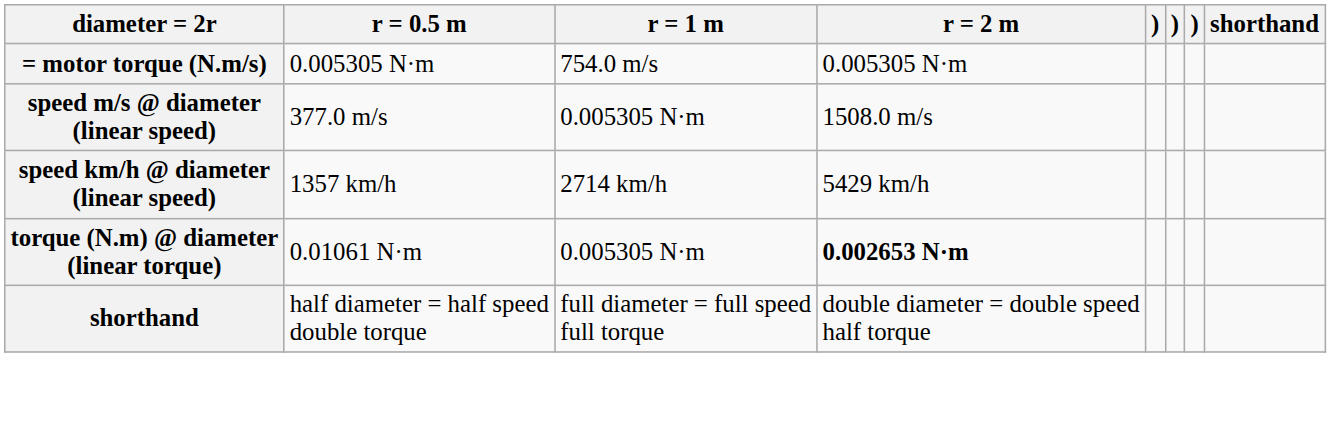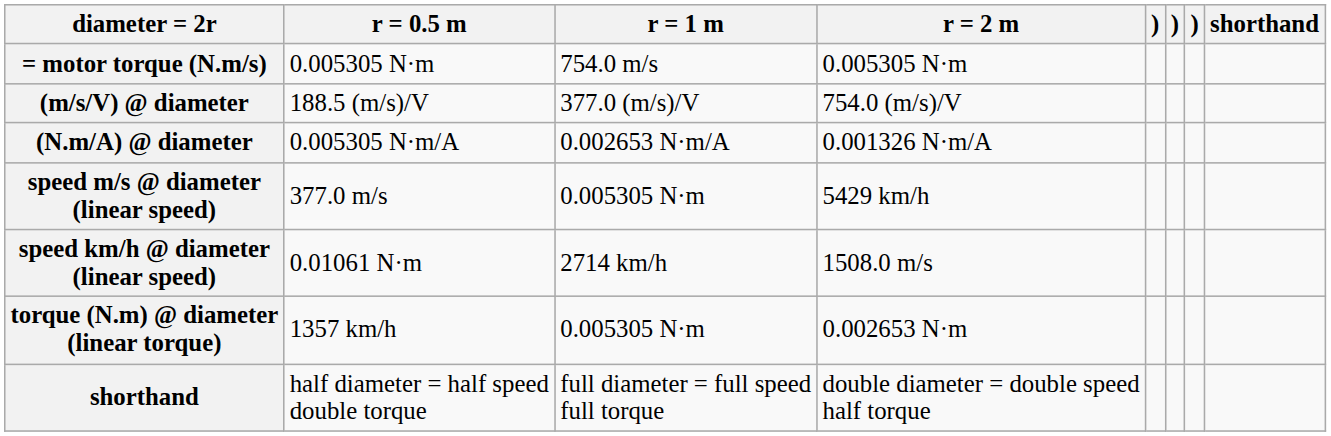+ row: (144, 102)
+ row: (144, 142)
(878, 116) 1508.0 m/s -> (876, 195) 5429 km/h
(343, 184) 1357 km/h -> (356, 262) 0.01061 N·m
(876, 184) 5429 km/h -> (878, 262) 1508.0 m/s
(356, 251) 0.01061 N·m -> (343, 329) 1357 km/h
(896, 251) bold -> (895, 329) normal
